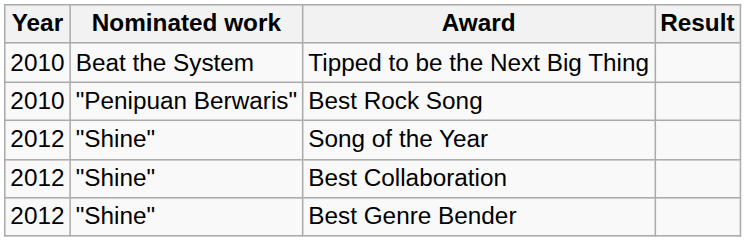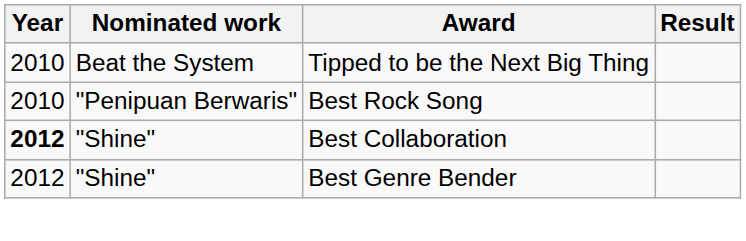- row: (398, 139)
(37, 178) normal -> (37, 139) bold
